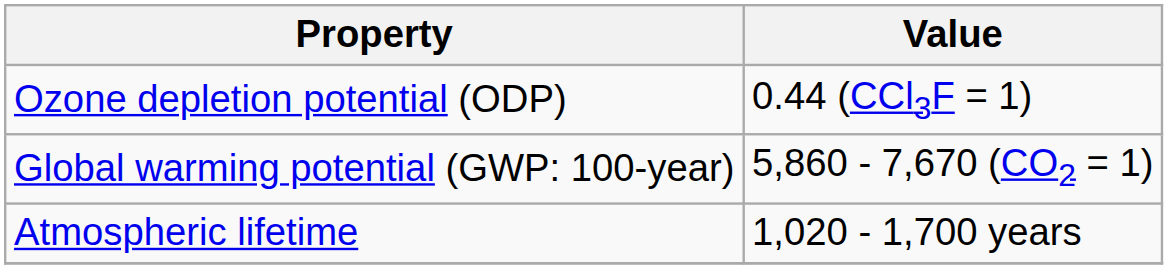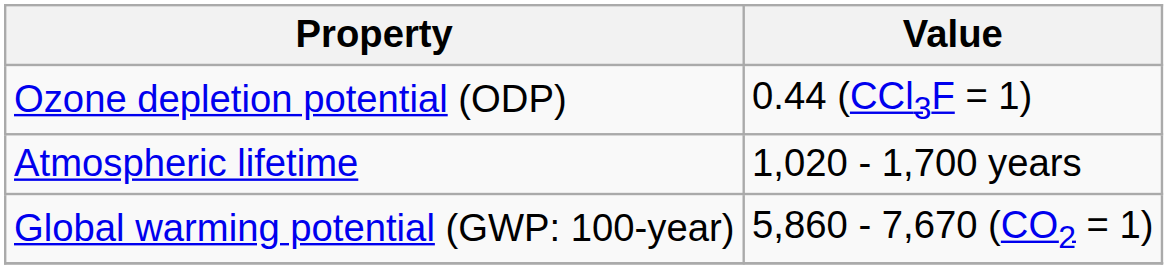rows swapped: (374, 167) <-> (186, 231)
